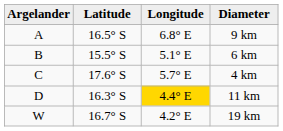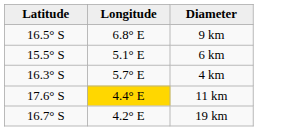- column: (39, 14)
(107, 75) 17.6° S -> (46, 75) 16.3° S
(107, 95) 16.3° S -> (46, 95) 17.6° S
